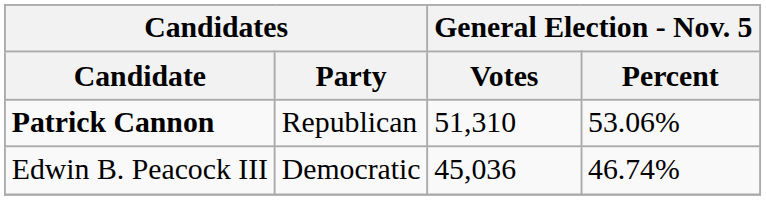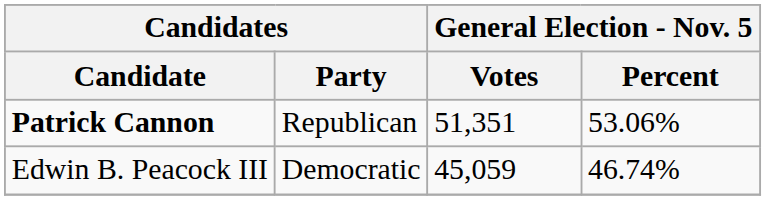(475, 122) 51,310 -> (475, 122) 51,351
(475, 169) 45,036 -> (475, 169) 45,059
